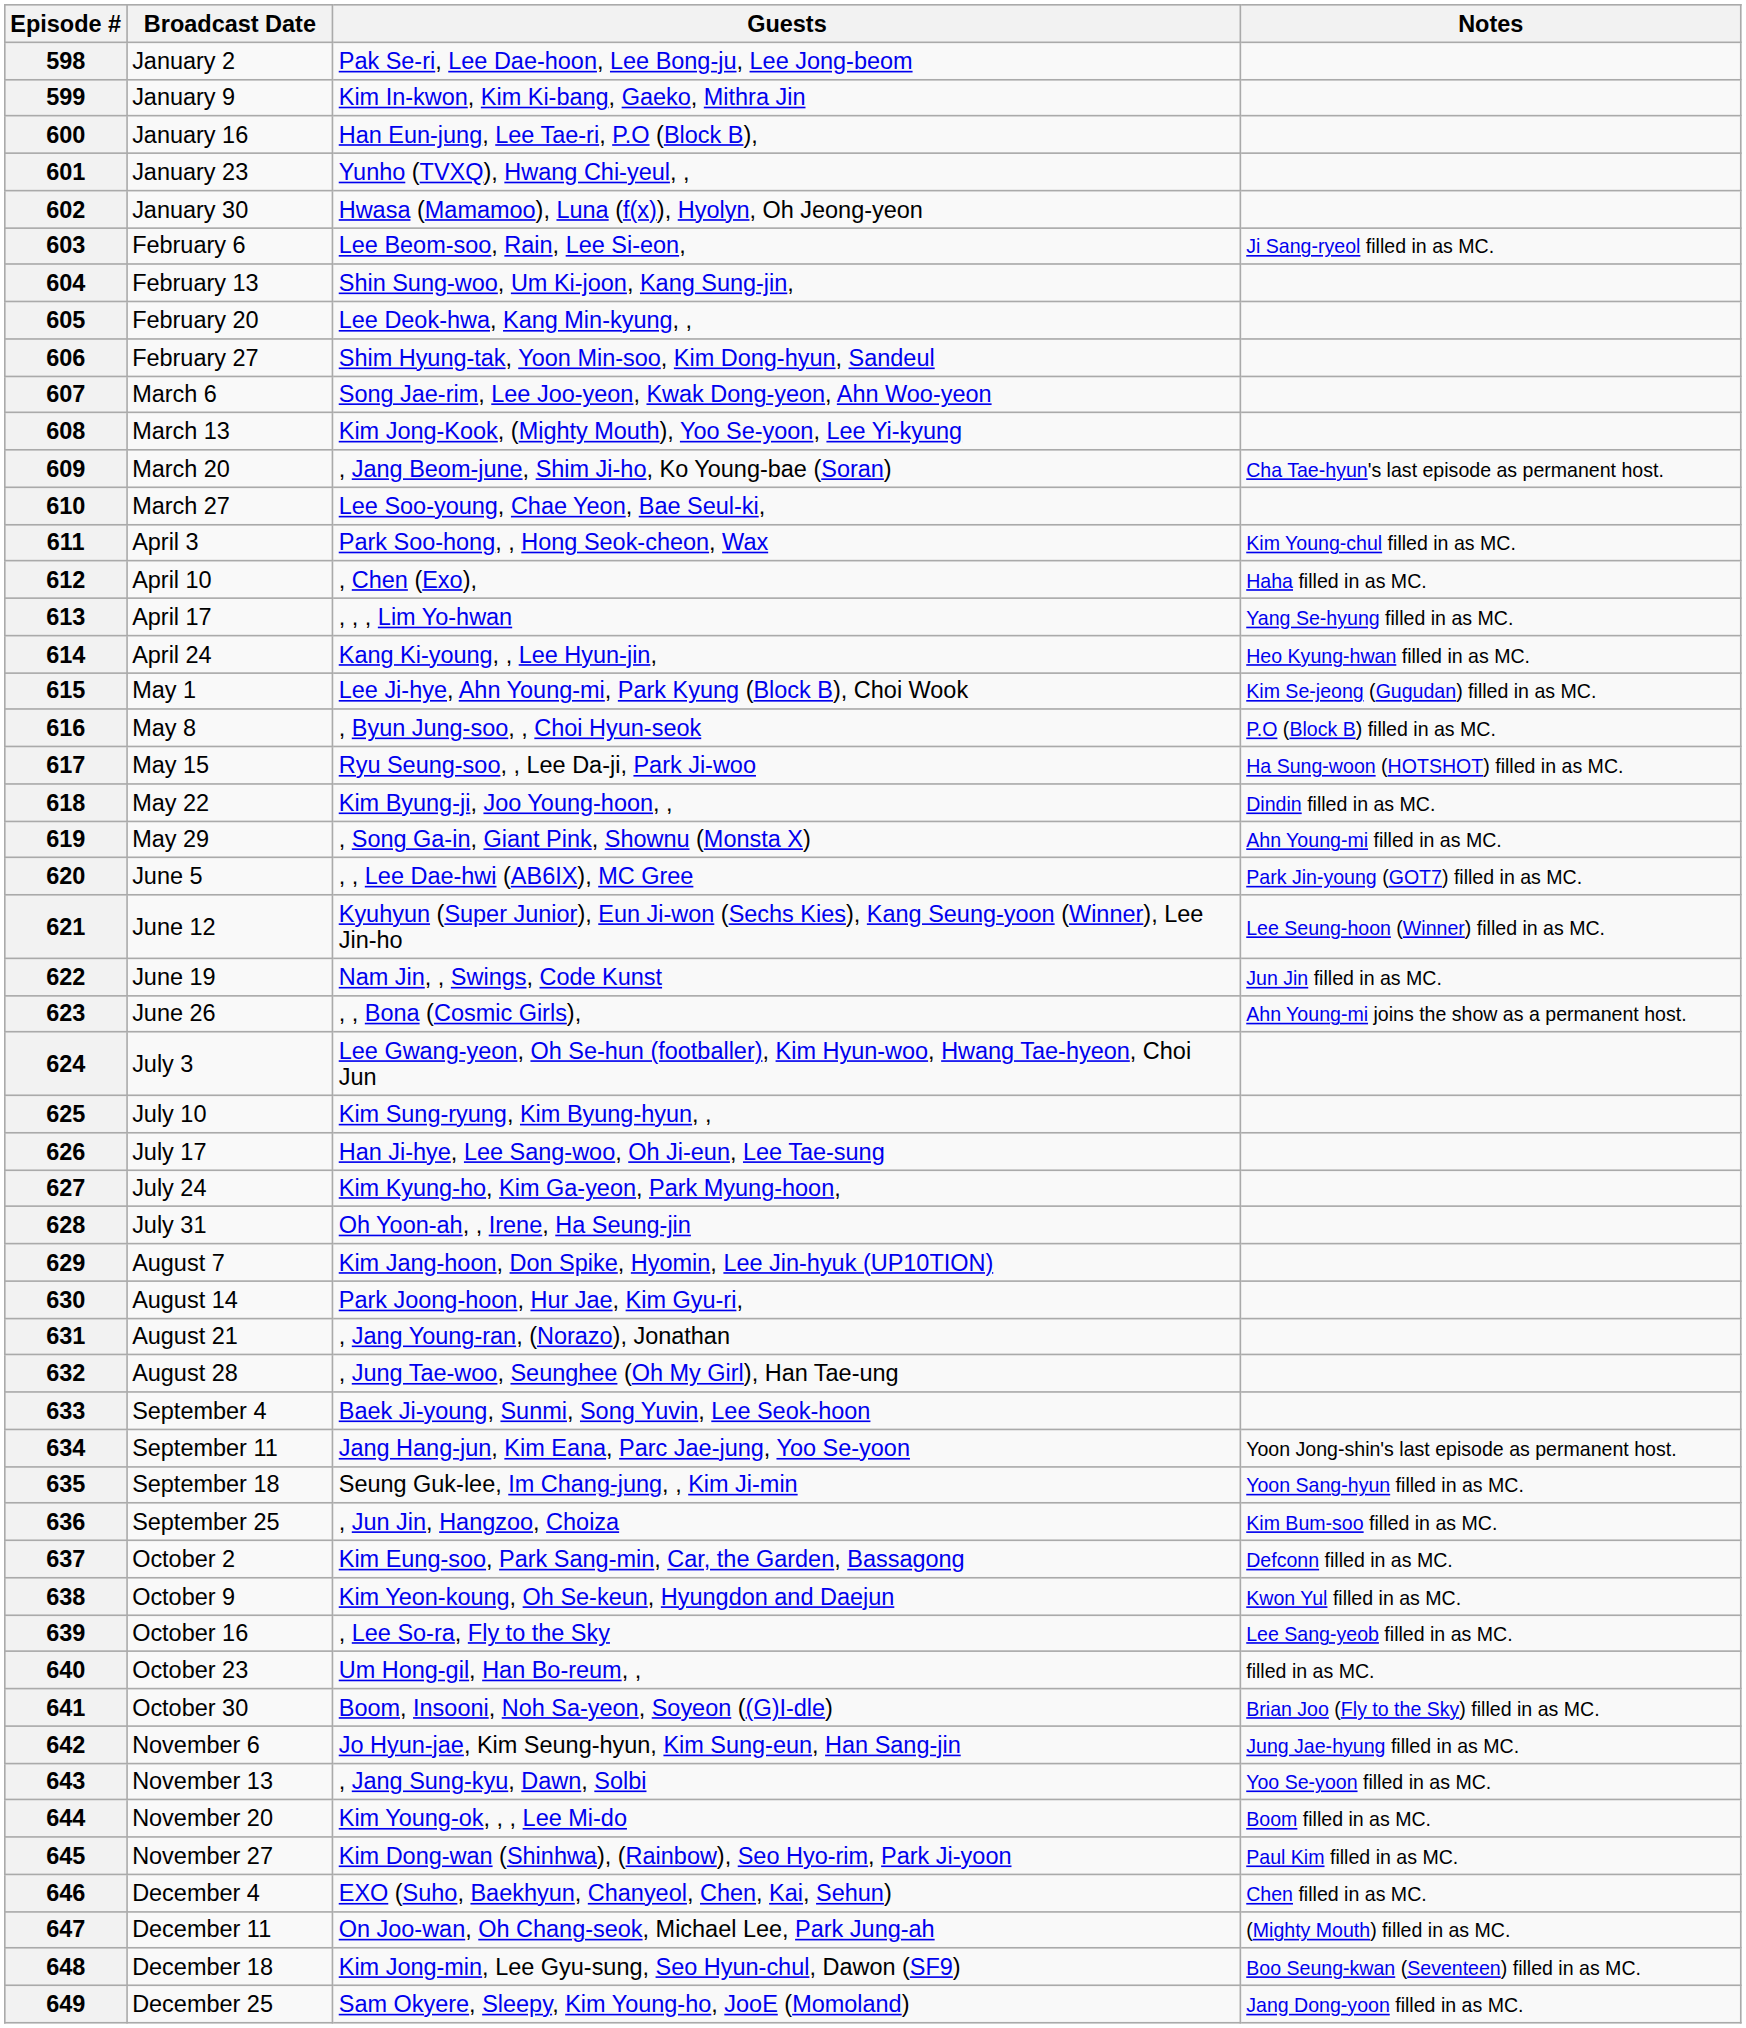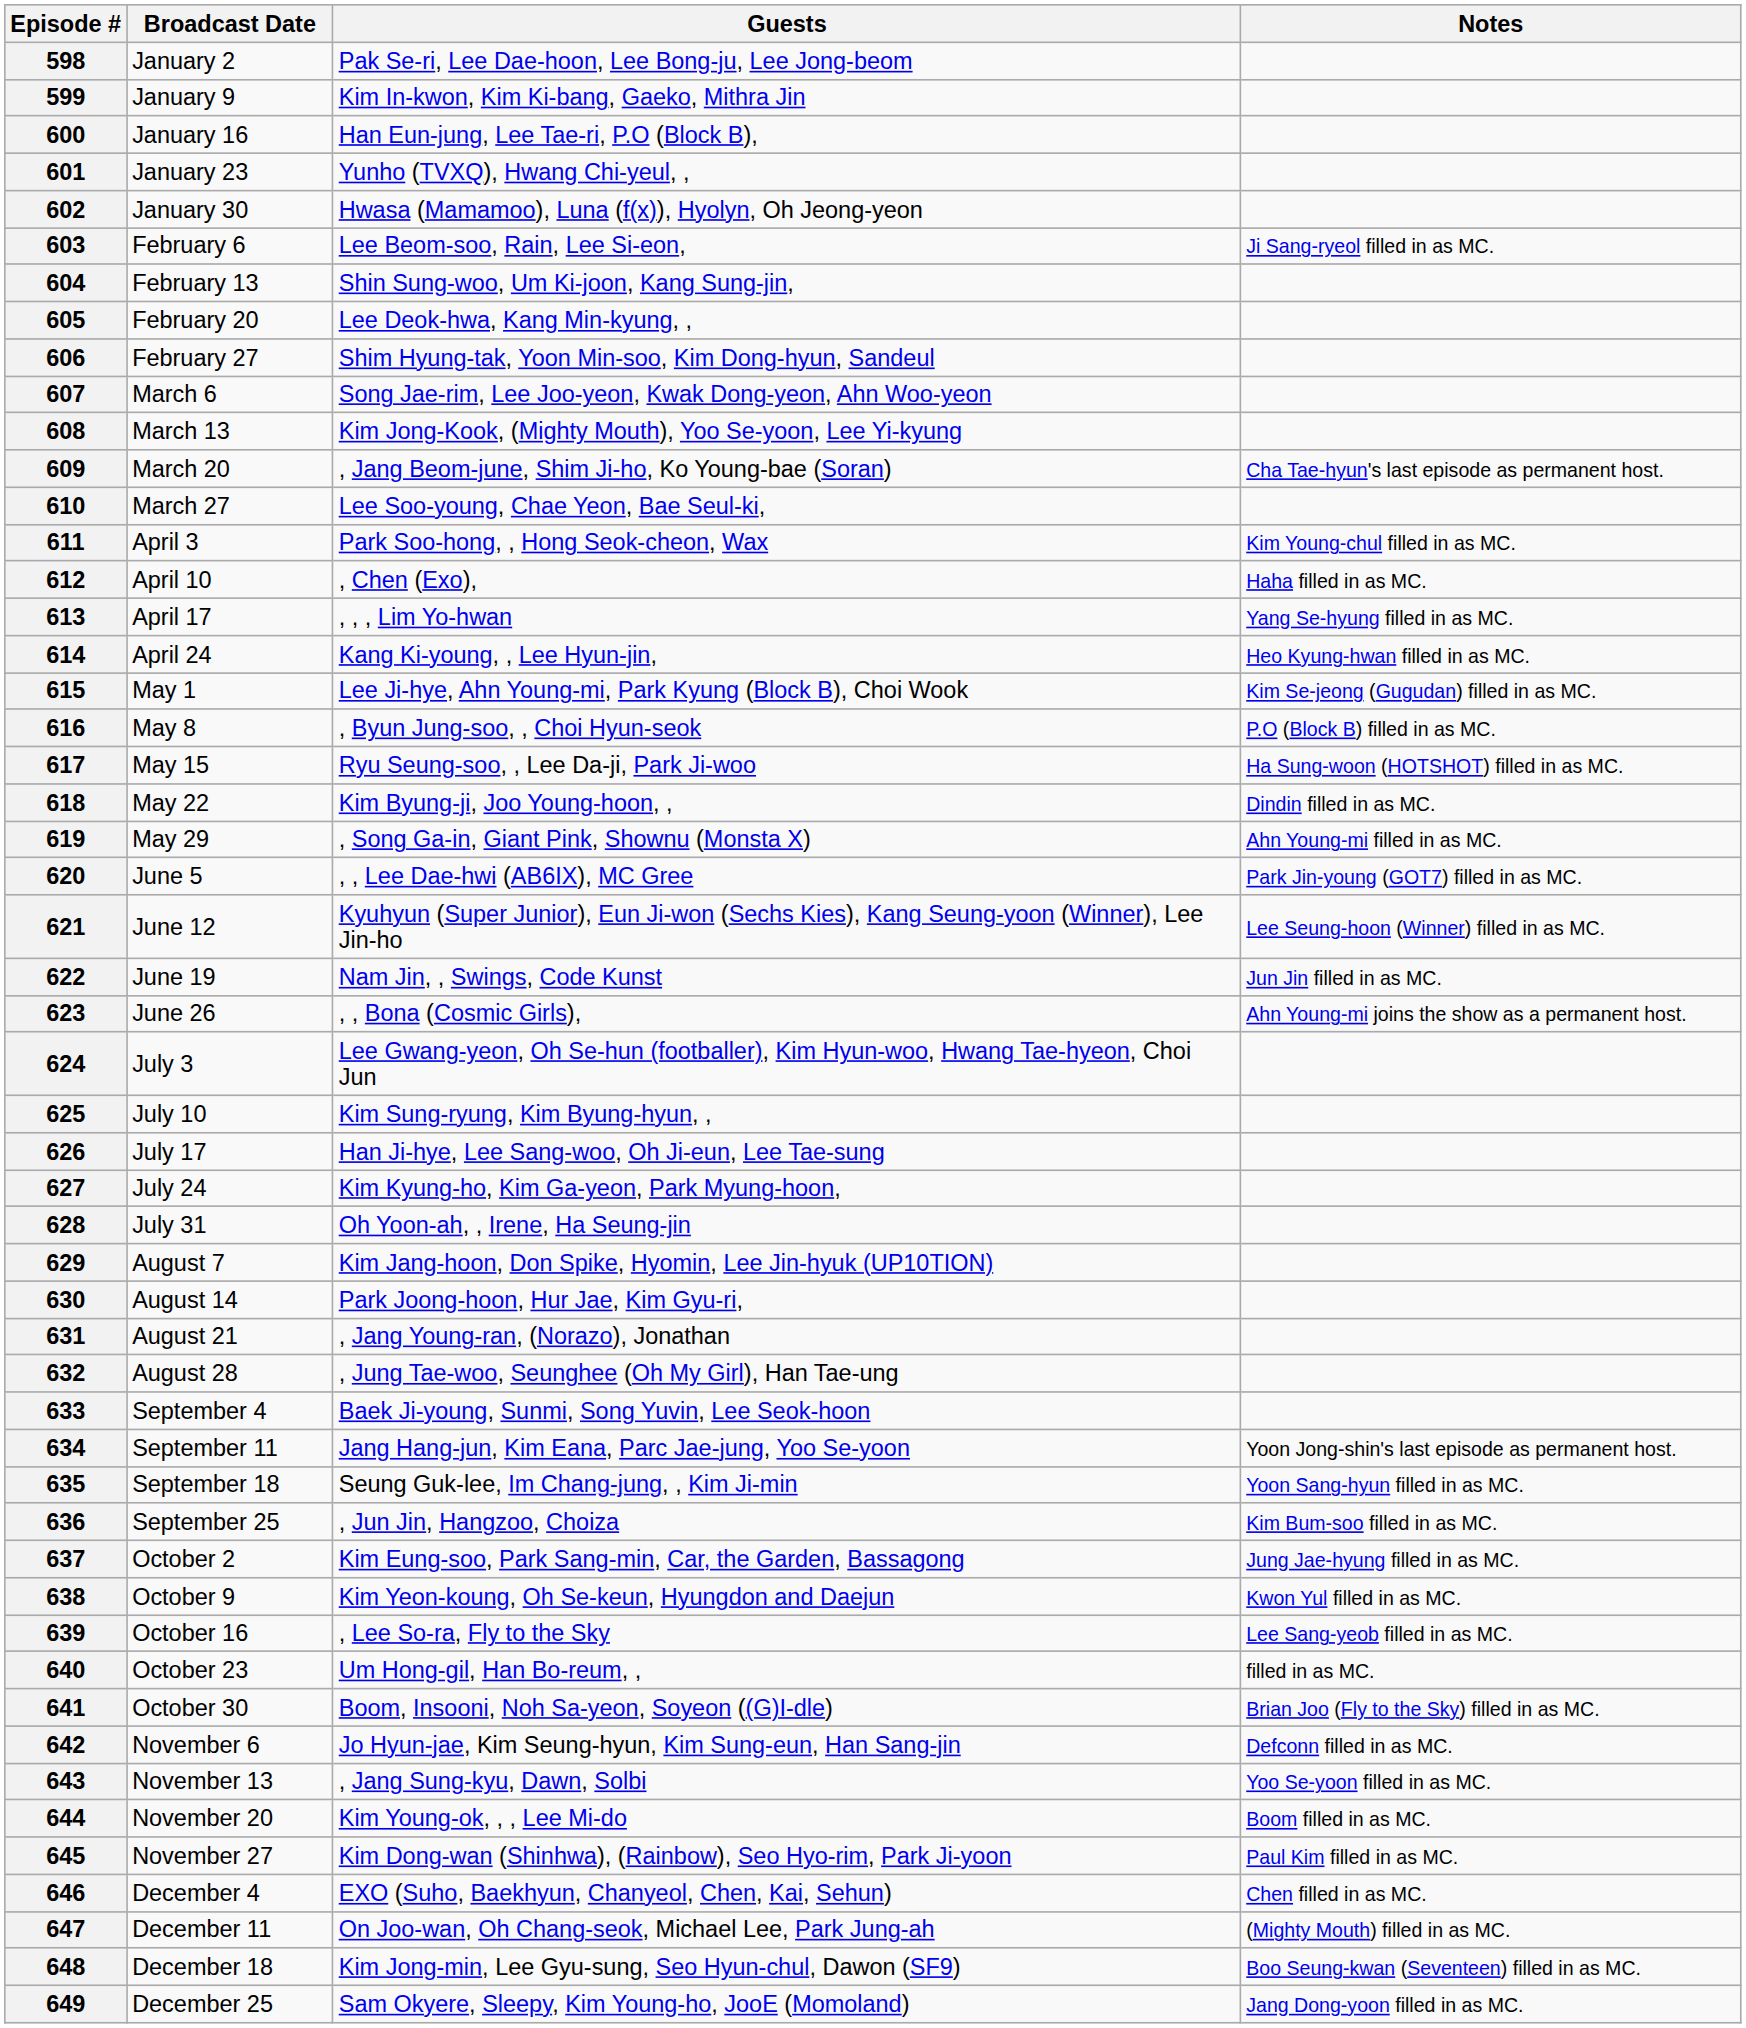(1350, 1561) Defconn filled in as MC. -> (1383, 1561) Jung Jae-hyung filled in as MC.
(1383, 1746) Jung Jae-hyung filled in as MC. -> (1350, 1746) Defconn filled in as MC.
